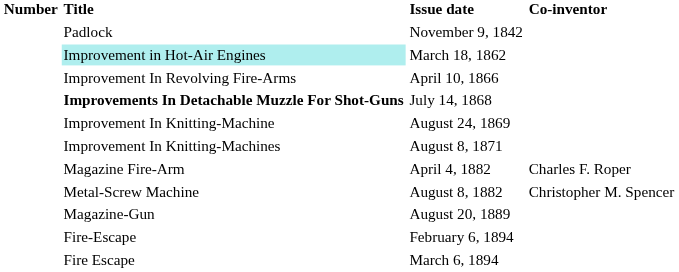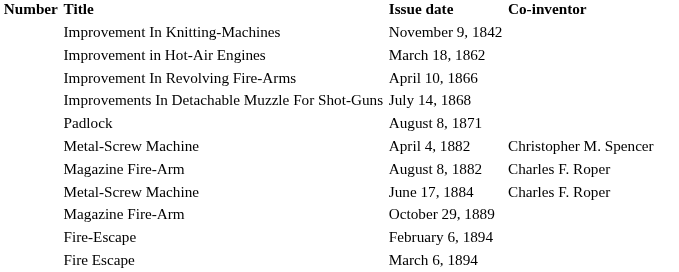(88, 32) Padlock -> (172, 32) Improvement In Knitting-Machines
(165, 54) paleturquoise background -> (165, 54) no background
(234, 100) bold -> (223, 100) normal
- row: (460, 123)
(172, 146) Improvement In Knitting-Machines -> (88, 123) Padlock
(124, 168) Magazine Fire-Arm -> (131, 146) Metal-Screw Machine
(580, 168) Charles F. Roper -> (581, 146) Christopher M. Spencer
(131, 191) Metal-Screw Machine -> (124, 168) Magazine Fire-Arm
(601, 191) Christopher M. Spencer -> (559, 168) Charles F. Roper
+ row: (431, 191)
- row: (460, 214)
+ row: (442, 214)
